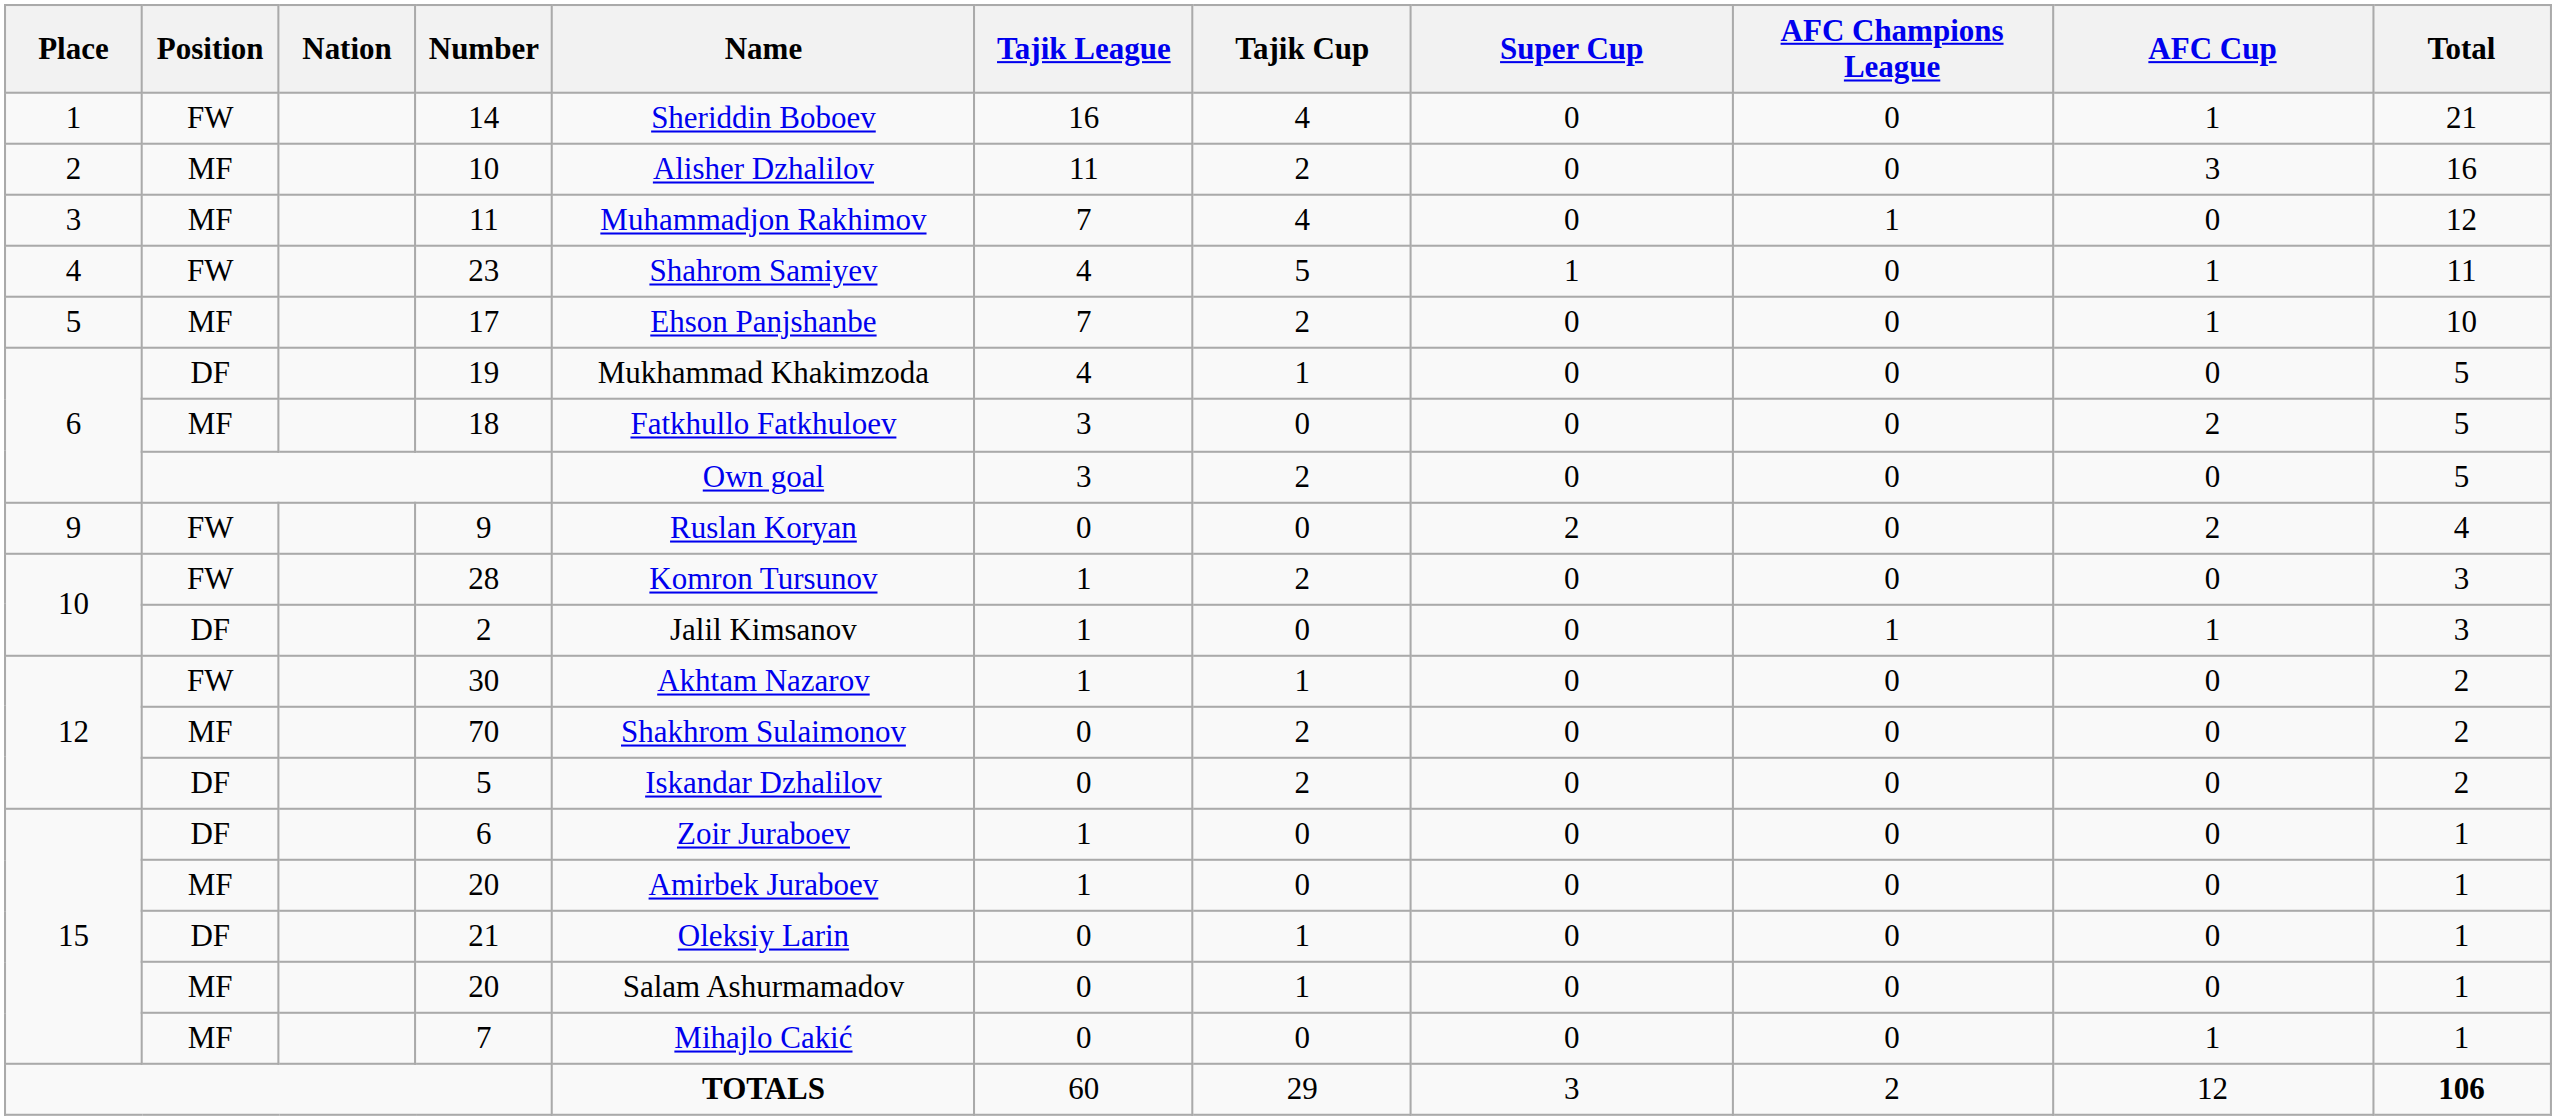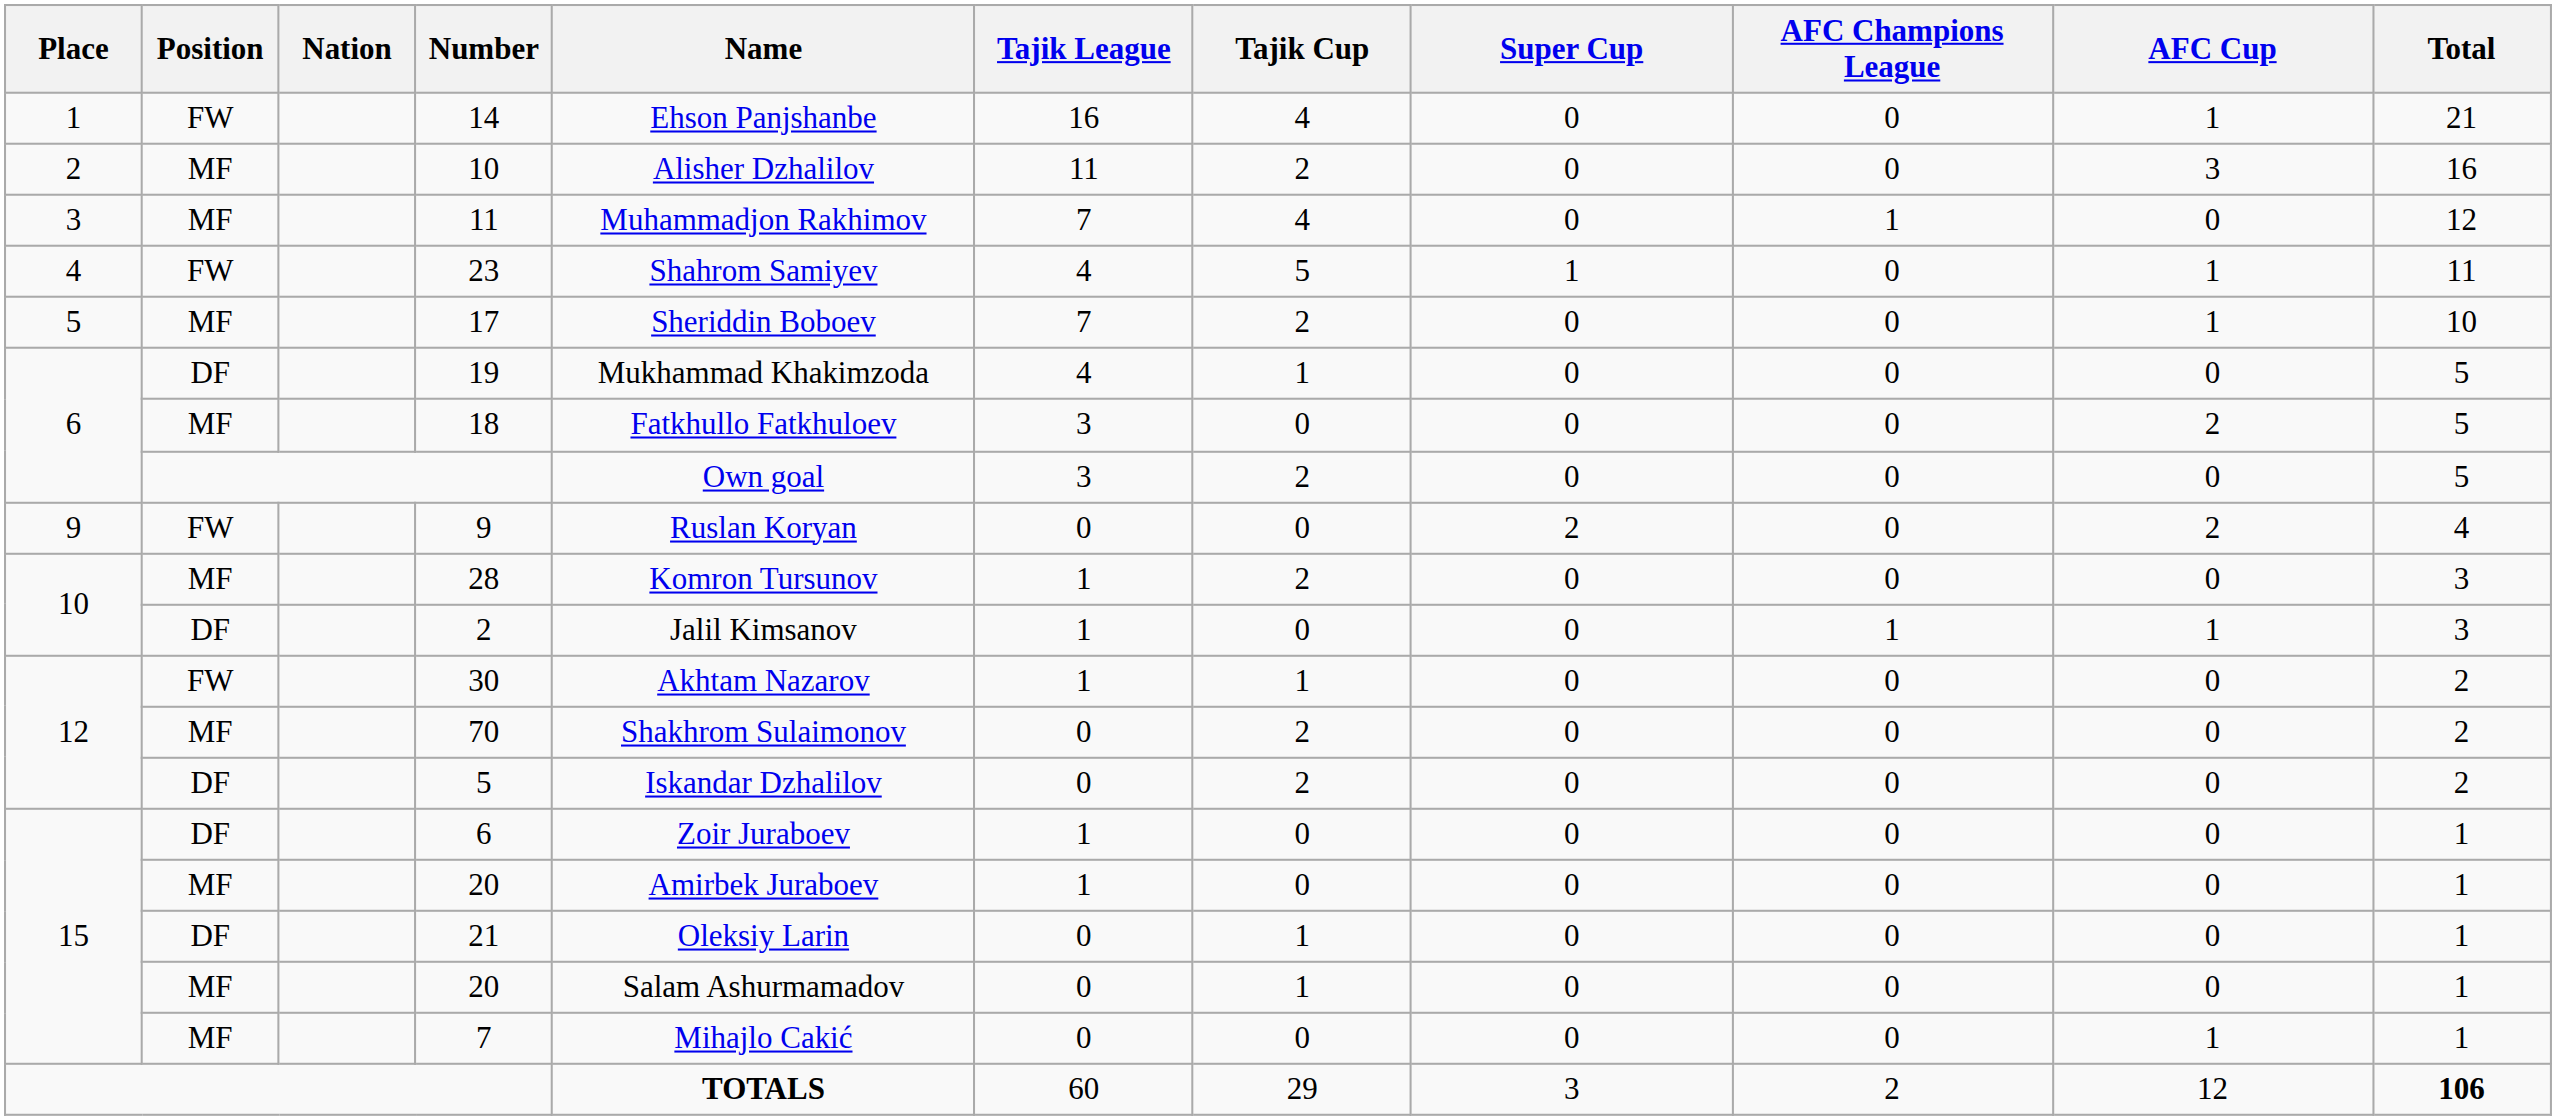(763, 118) Sheriddin Boboev -> (763, 118) Ehson Panjshanbe
(763, 322) Ehson Panjshanbe -> (763, 322) Sheriddin Boboev
(210, 578) FW -> (210, 578) MF
